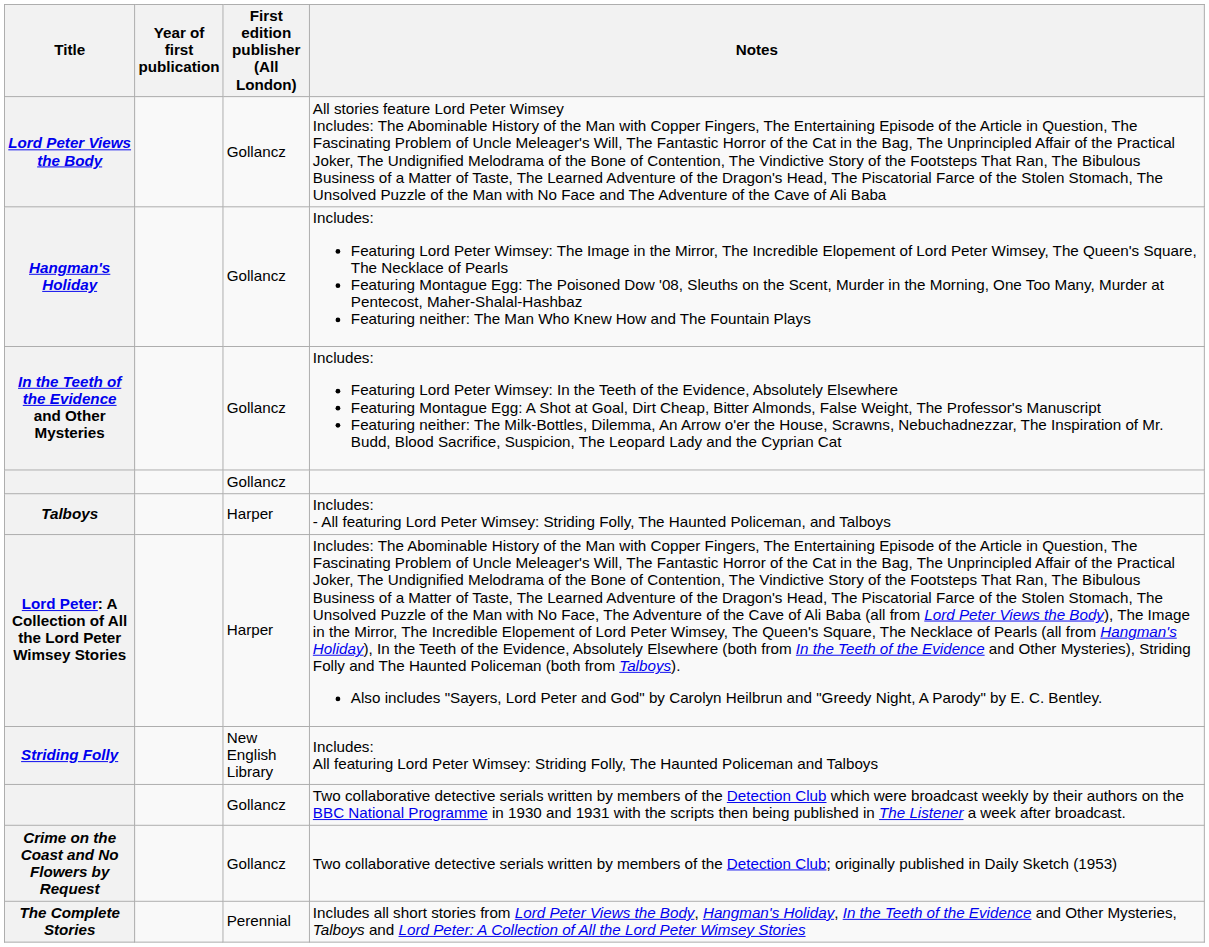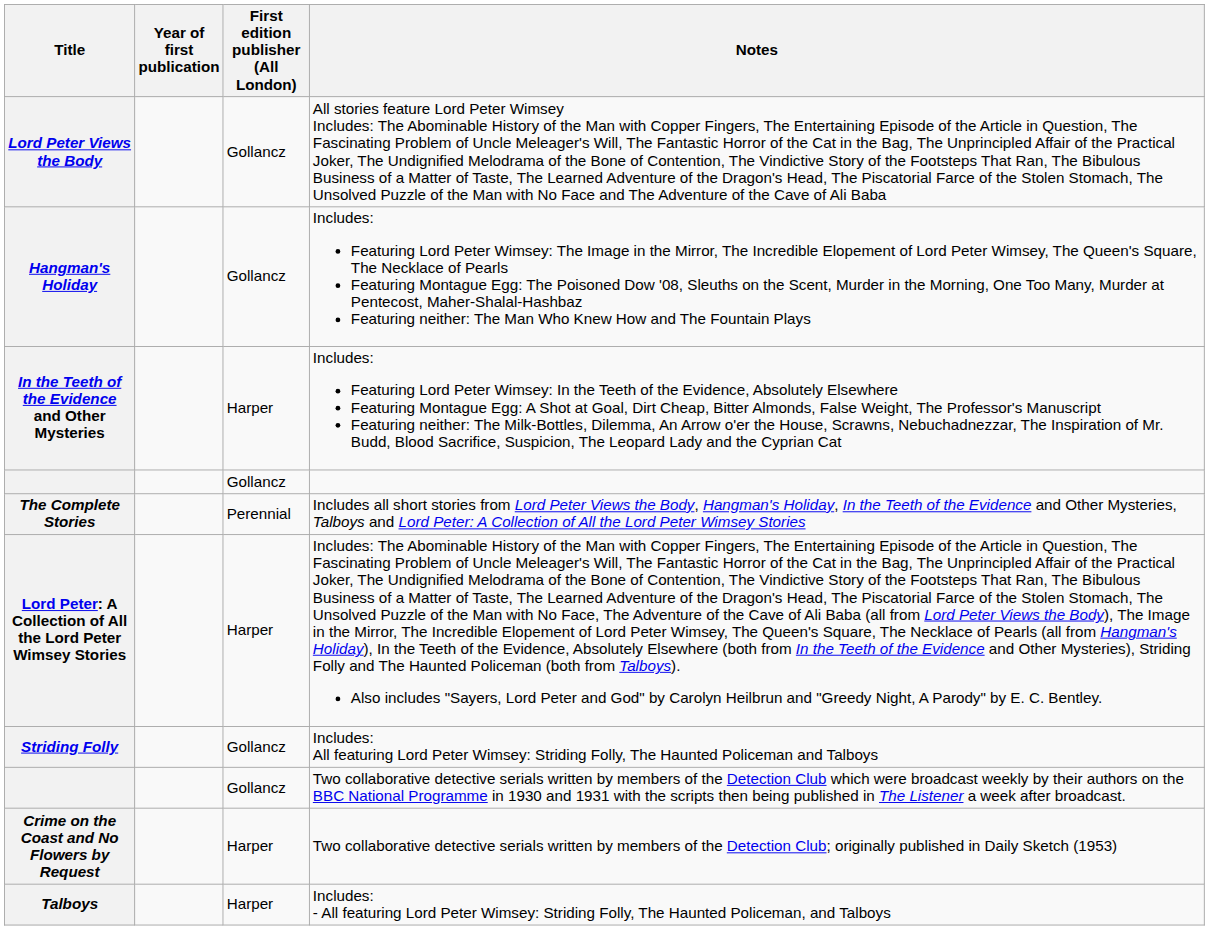(256, 408) Gollancz -> (250, 408) Harper
rows swapped: (70, 514) <-> (70, 921)
(252, 755) New English Library -> (256, 746) Gollancz
(256, 863) Gollancz -> (250, 846) Harper
